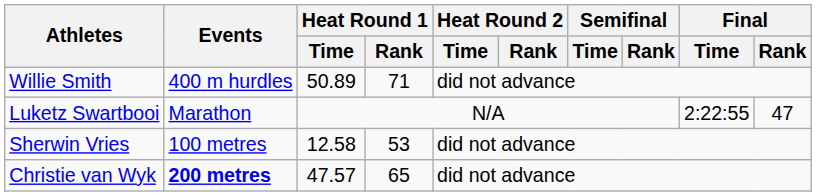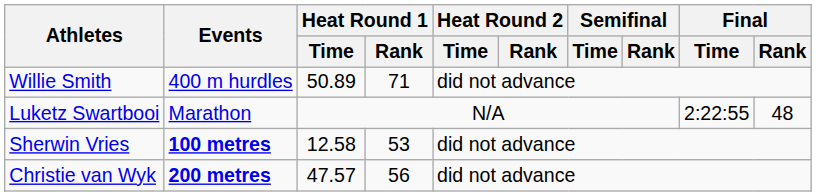(782, 113) 47 -> (782, 113) 48
(218, 144) normal -> (220, 144) bold
(399, 175) 65 -> (399, 175) 56
